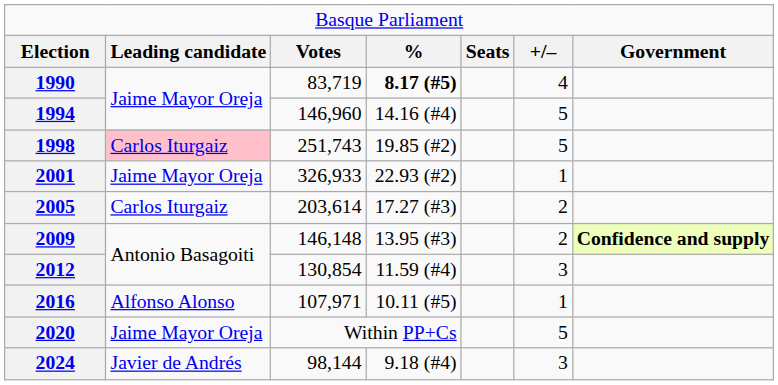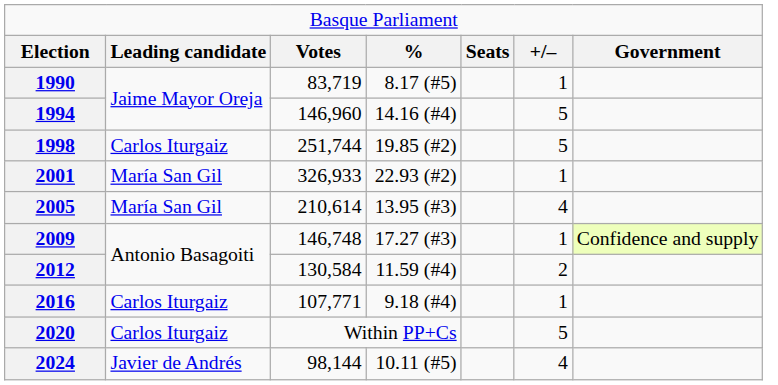(421, 82) bold -> (421, 82) normal
(563, 82) 4 -> (563, 82) 1
(169, 144) pink background -> (169, 144) no background
(329, 144) 251,743 -> (329, 144) 251,744
(186, 176) Jaime Mayor Oreja -> (166, 176) María San Gil
(169, 207) Carlos Iturgaiz -> (166, 207) María San Gil
(329, 207) 203,614 -> (329, 207) 210,614
(416, 207) 17.27 (#3) -> (416, 207) 13.95 (#3)
(563, 207) 2 -> (563, 207) 4
(329, 238) 146,148 -> (329, 238) 146,748
(416, 238) 13.95 (#3) -> (416, 238) 17.27 (#3)
(563, 238) 2 -> (563, 238) 1
(673, 238) bold -> (668, 238) normal
(329, 269) 130,854 -> (329, 269) 130,584
(563, 269) 3 -> (563, 269) 2
(173, 301) Alfonso Alonso -> (169, 301) Carlos Iturgaiz
(329, 301) 107,971 -> (329, 301) 107,771
(416, 301) 10.11 (#5) -> (421, 301) 9.18 (#4)
(186, 332) Jaime Mayor Oreja -> (169, 332) Carlos Iturgaiz
(421, 363) 9.18 (#4) -> (416, 363) 10.11 (#5)
(563, 363) 3 -> (563, 363) 4
